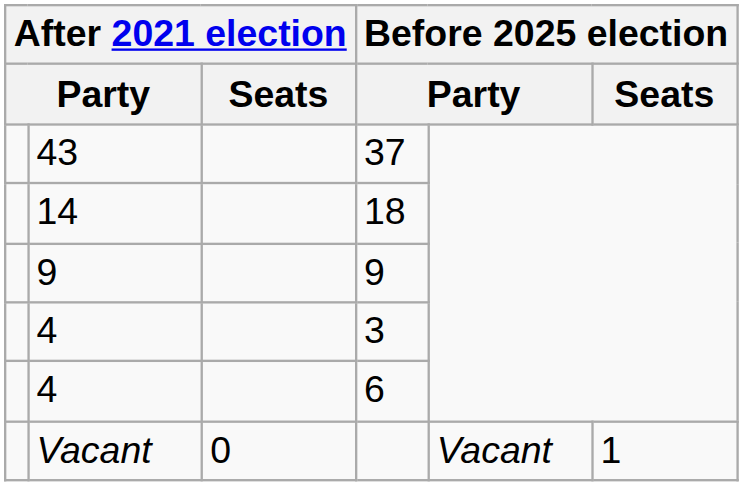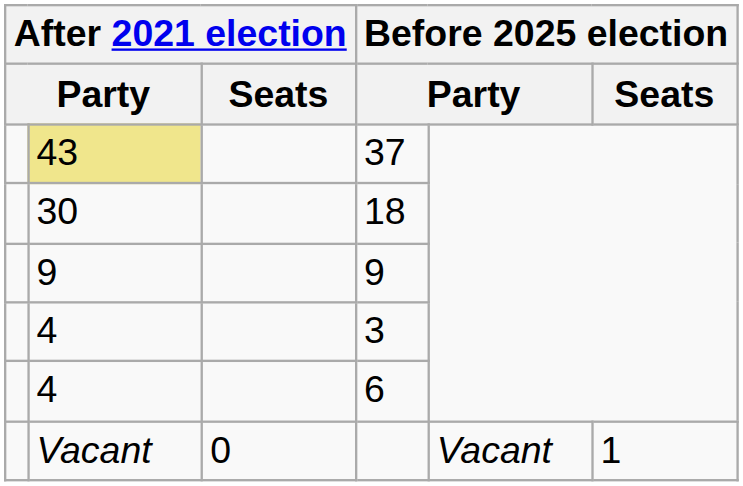(57, 152) no background -> (57, 152) khaki background
(57, 212) 14 -> (57, 212) 30
